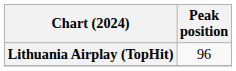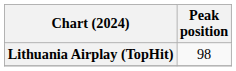(204, 54) 96 -> (204, 54) 98
